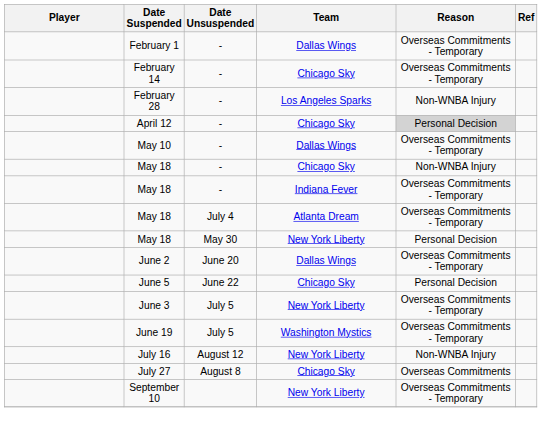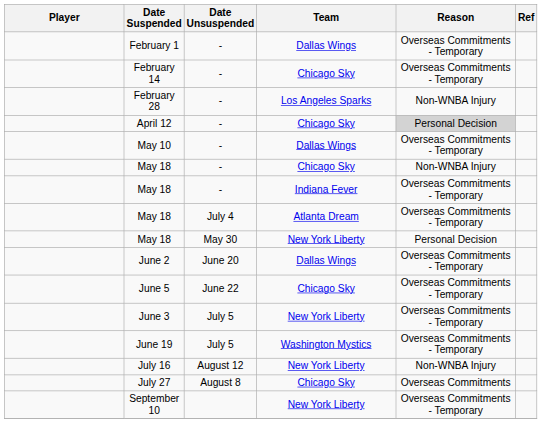(456, 283) Personal Decision -> (456, 289) Overseas Commitments - Temporary
